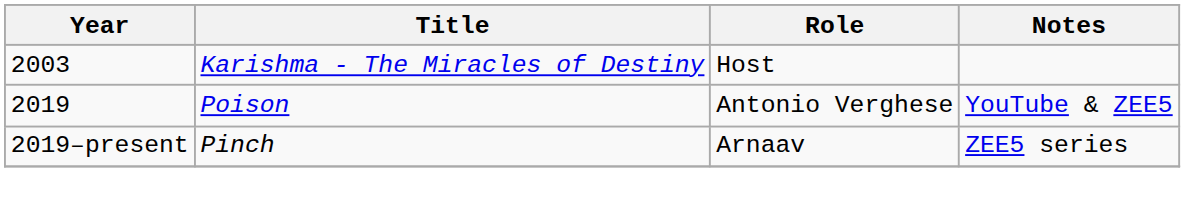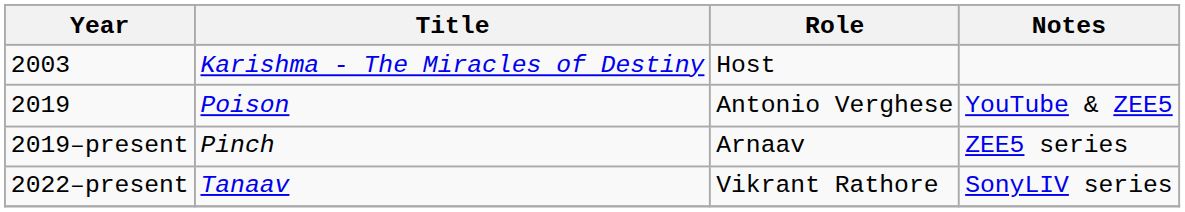+ row: (100, 186)
